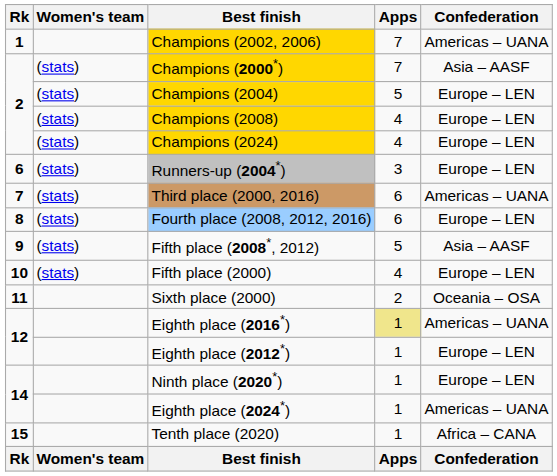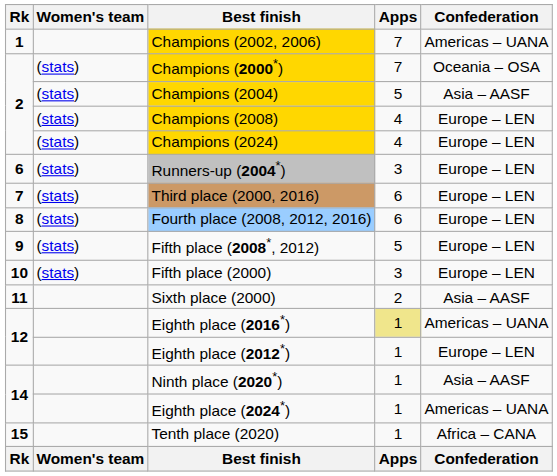(486, 68) Asia – AASF -> (486, 68) Oceania – OSA
(486, 94) Europe – LEN -> (486, 94) Asia – AASF
(486, 196) Americas – UANA -> (486, 196) Europe – LEN
(486, 246) Asia – AASF -> (486, 246) Europe – LEN
(398, 273) 4 -> (398, 273) 3
(486, 297) Oceania – OSA -> (486, 297) Asia – AASF
(486, 380) Europe – LEN -> (486, 380) Asia – AASF
